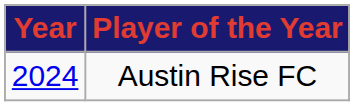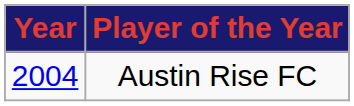(45, 75) 2024 -> (45, 75) 2004
